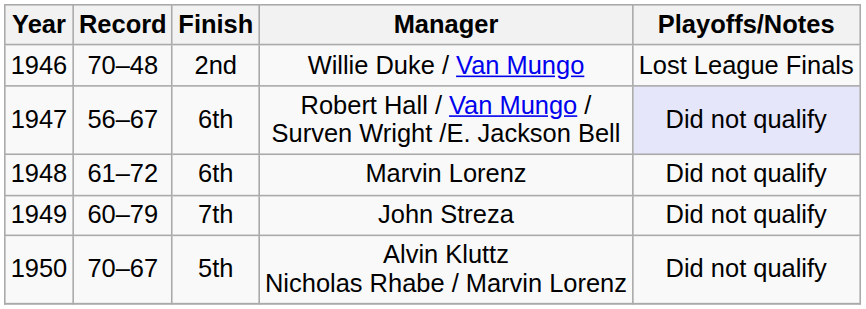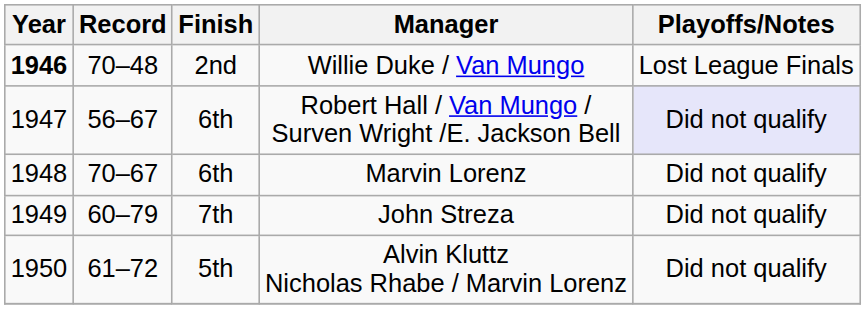(39, 65) normal -> (39, 65) bold
(123, 174) 61–72 -> (123, 174) 70–67
(123, 269) 70–67 -> (123, 269) 61–72
